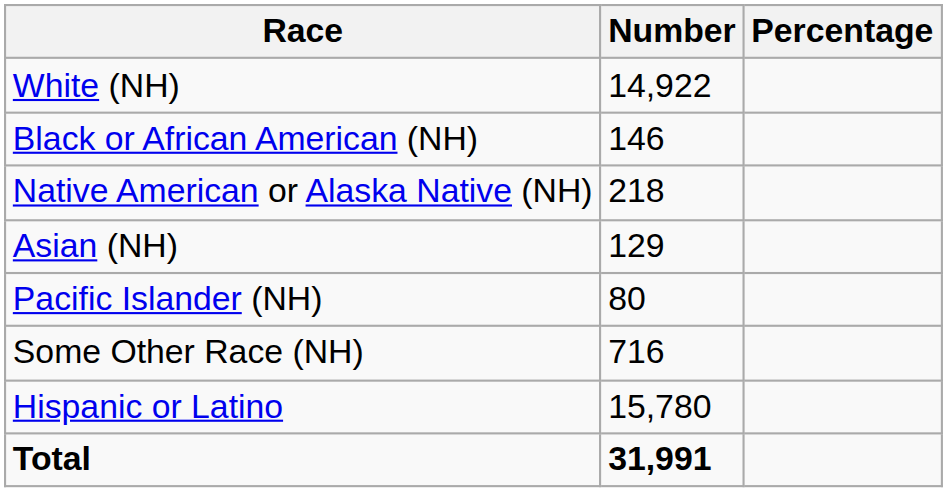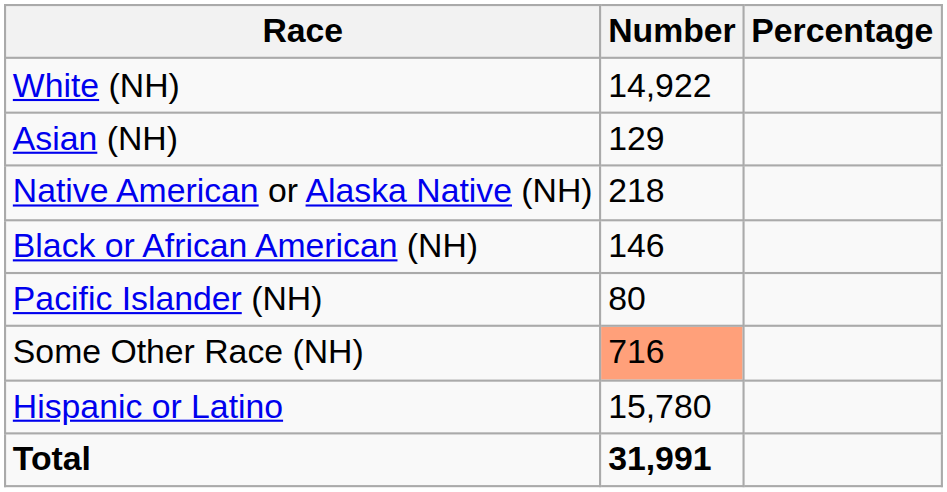rows swapped: (245, 138) <-> (95, 245)
(636, 352) no background -> (636, 352) lightsalmon background
